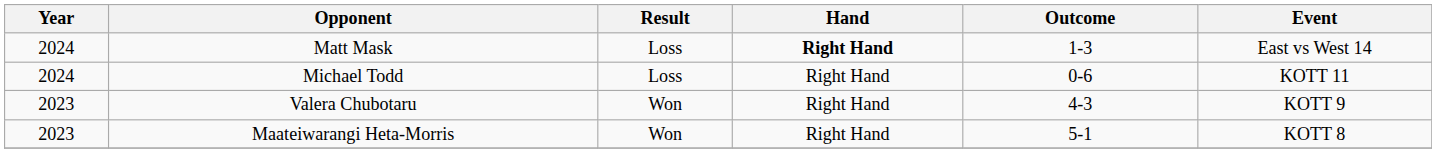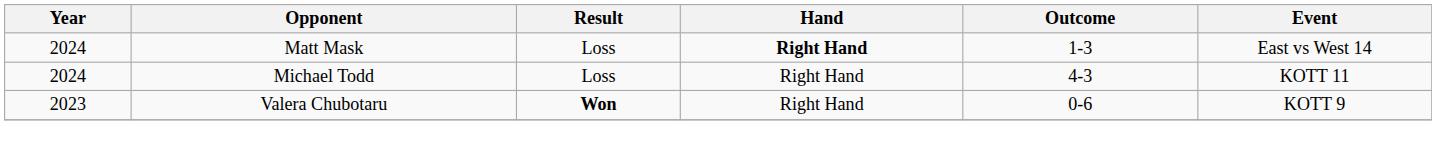(1080, 76) 0-6 -> (1080, 76) 4-3
(665, 104) normal -> (599, 104) bold
(1080, 104) 4-3 -> (1080, 104) 0-6
- row: (353, 133)
